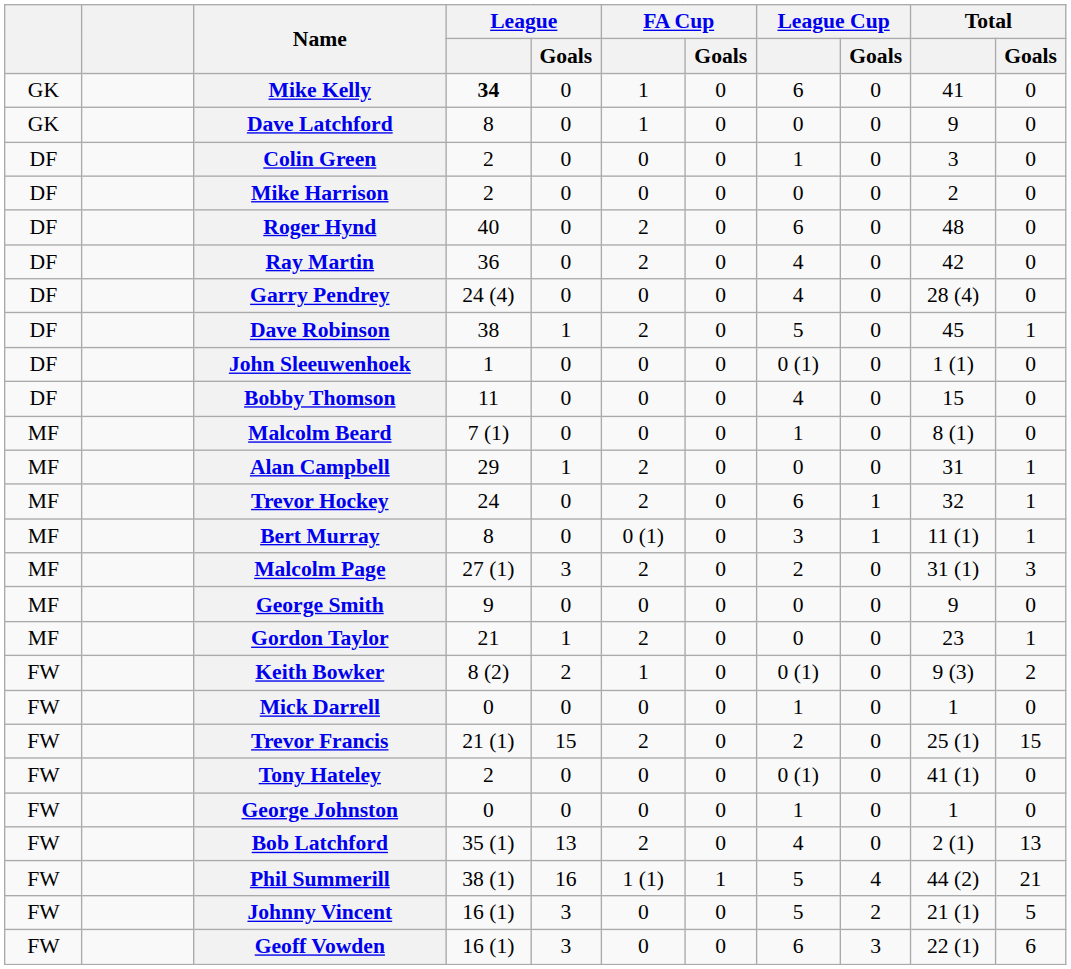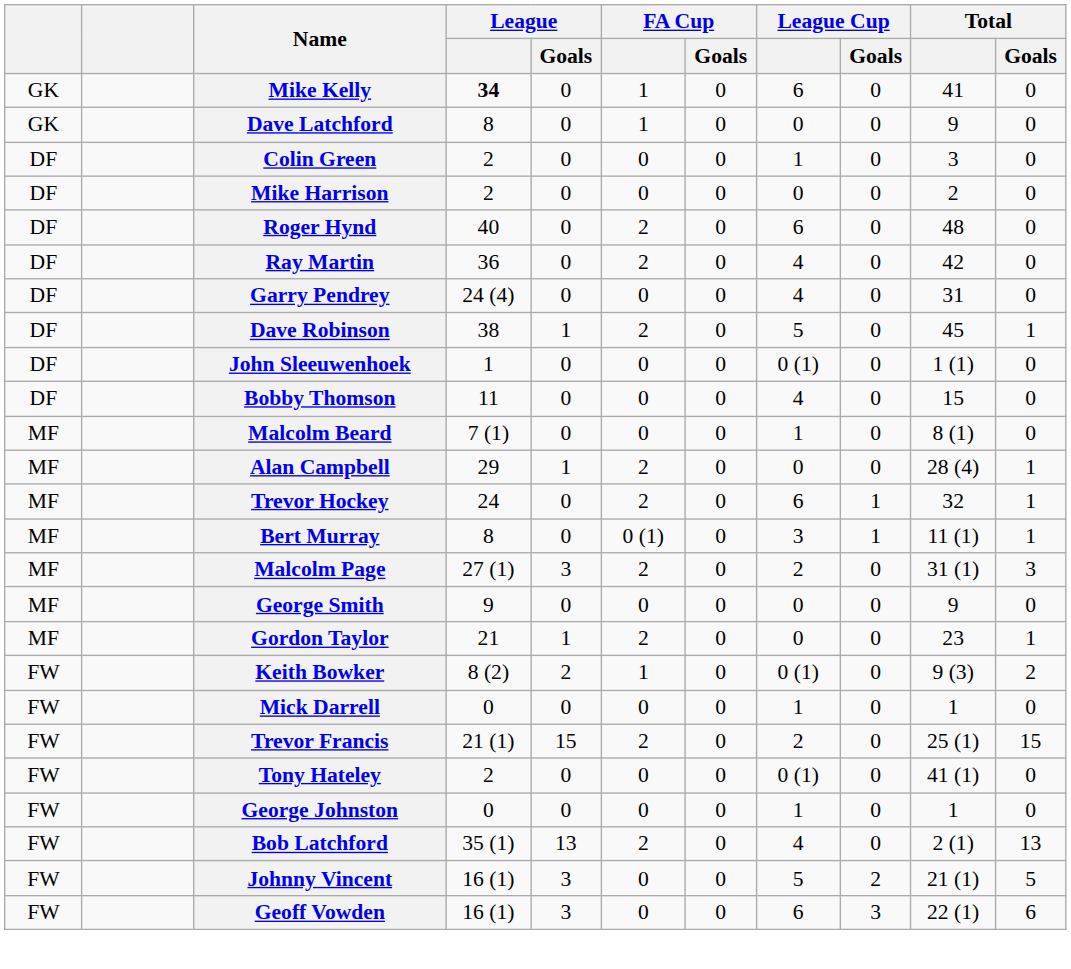(953, 295) 28 (4) -> (953, 295) 31
(953, 466) 31 -> (953, 466) 28 (4)
- row: (320, 878)
